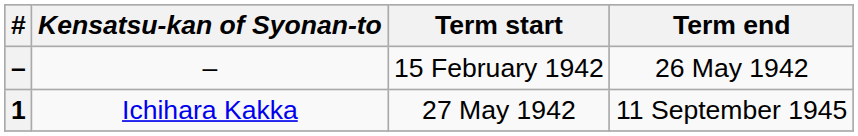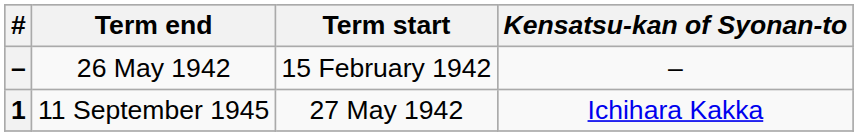columns swapped: (210, 25) <-> (732, 25)
